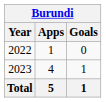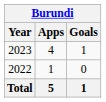rows swapped: (20, 50) <-> (20, 69)
